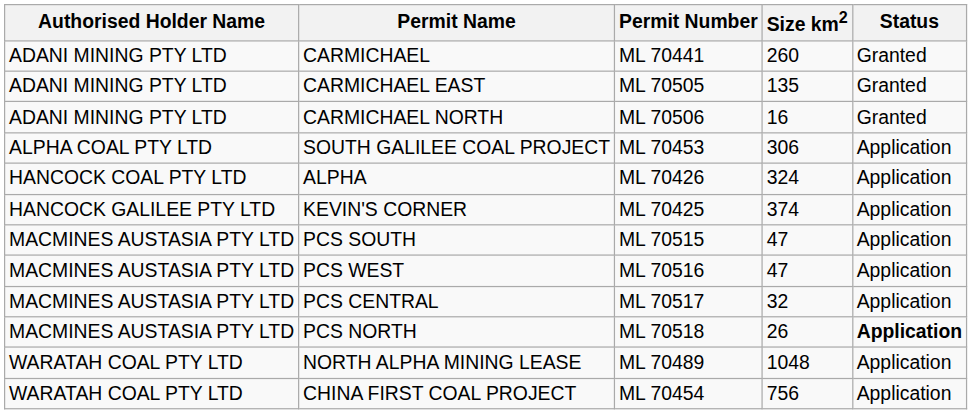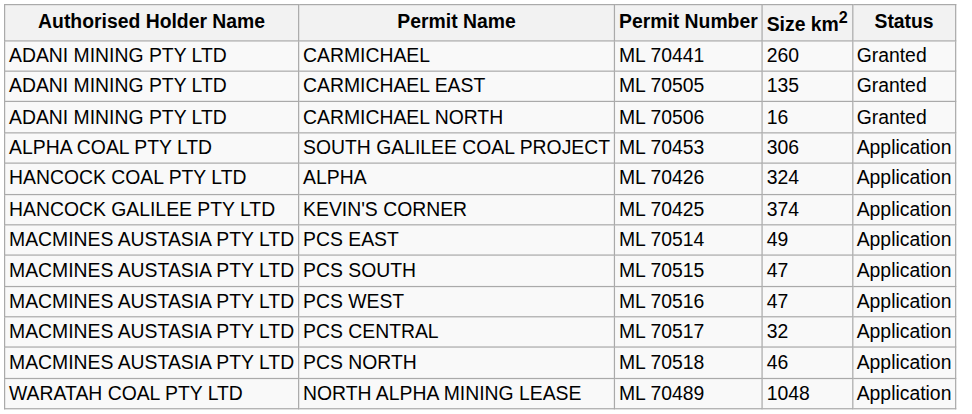+ row: (351, 240)
(777, 332) 26 -> (777, 362) 46
(909, 332) bold -> (904, 362) normal
- row: (440, 393)
